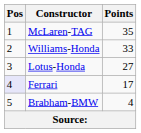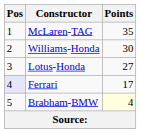(128, 49) 33 -> (128, 49) 30
(131, 102) no background -> (131, 102) lightyellow background
